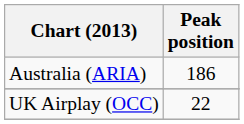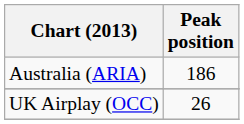(201, 103) 22 -> (201, 103) 26
